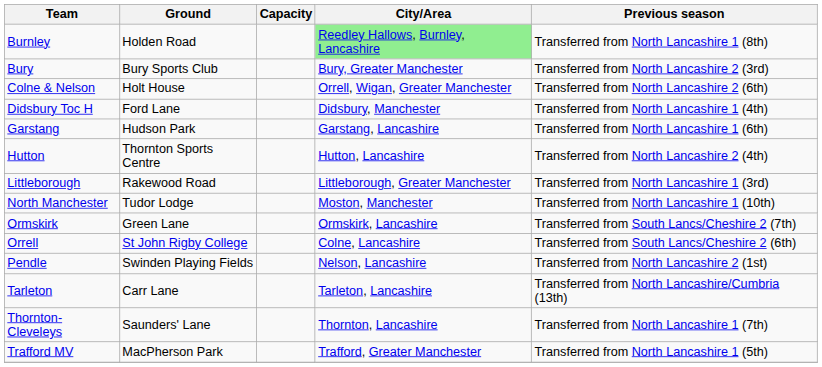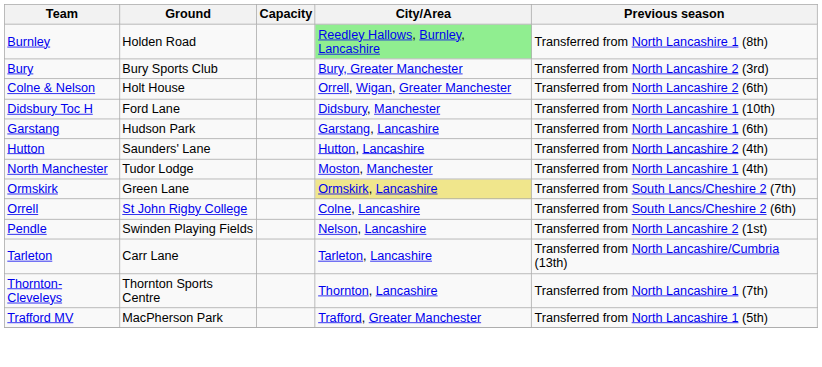(651, 108) Transferred from North Lancashire 1 (4th) -> (655, 108) Transferred from North Lancashire 1 (10th)
(168, 156) Thornton Sports Centre -> (166, 149) Saunders' Lane
- row: (44, 183)
(655, 203) Transferred from North Lancashire 1 (10th) -> (651, 169) Transferred from North Lancashire 1 (4th)
(378, 223) no background -> (378, 189) khaki background
(166, 324) Saunders' Lane -> (168, 290) Thornton Sports Centre
